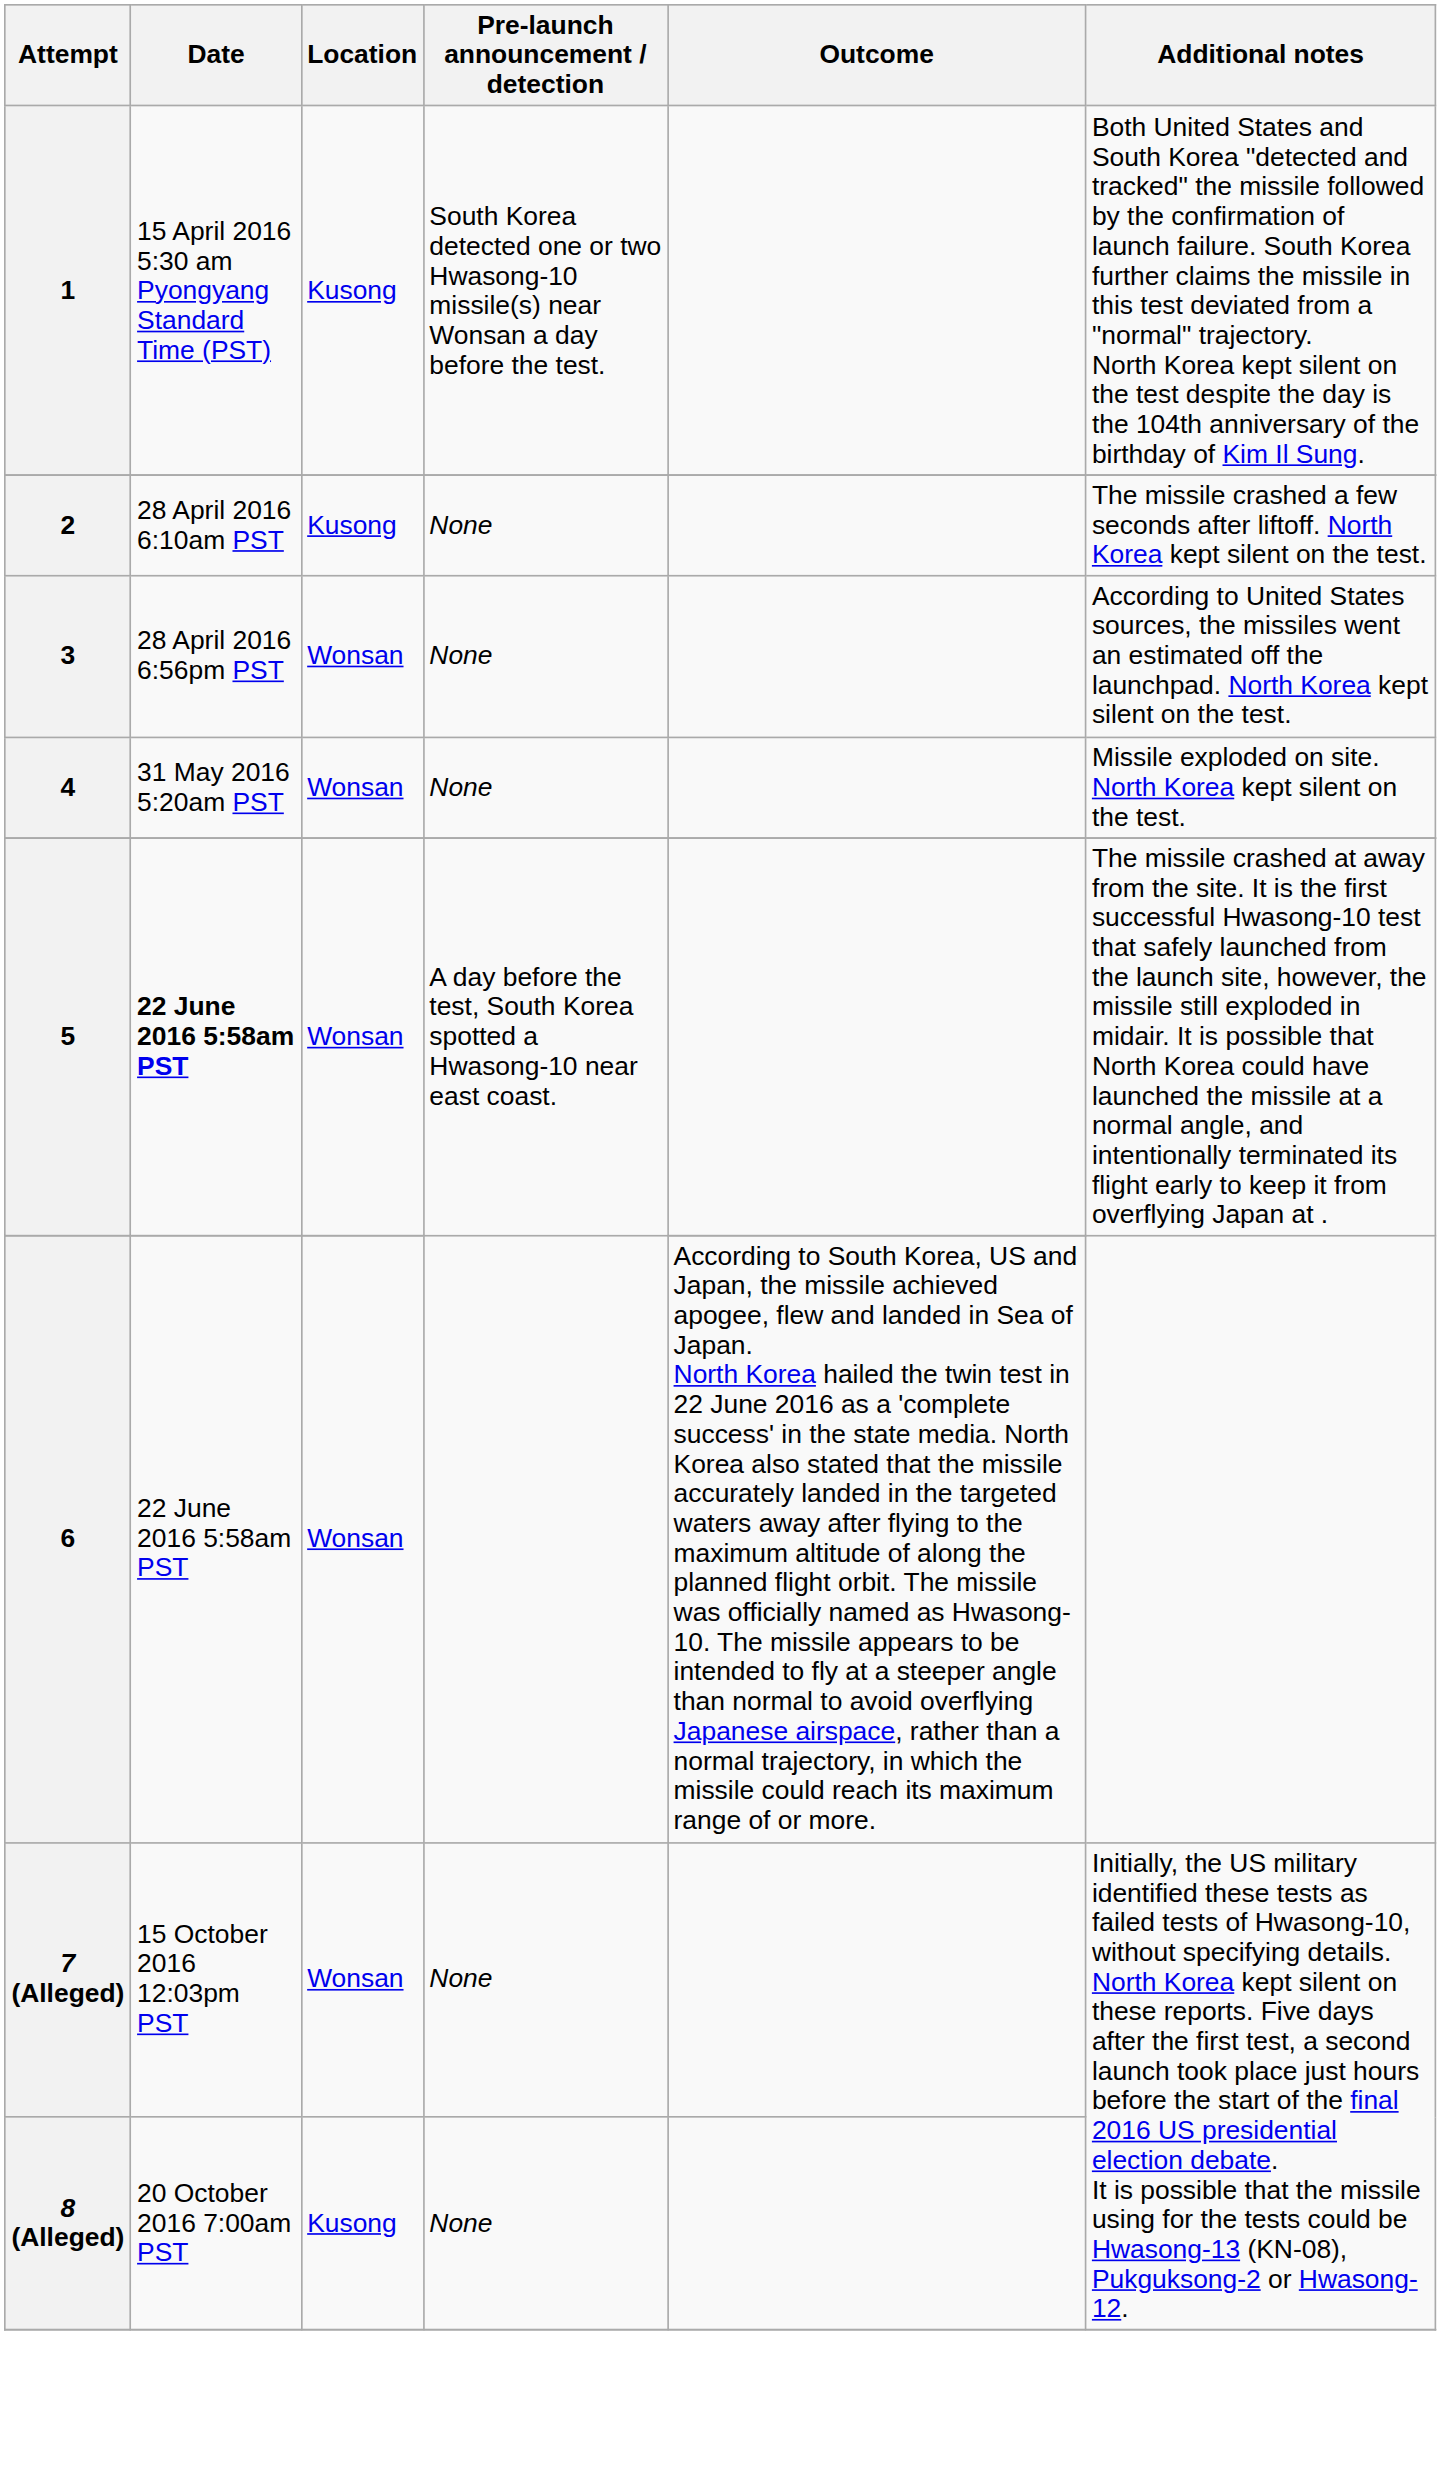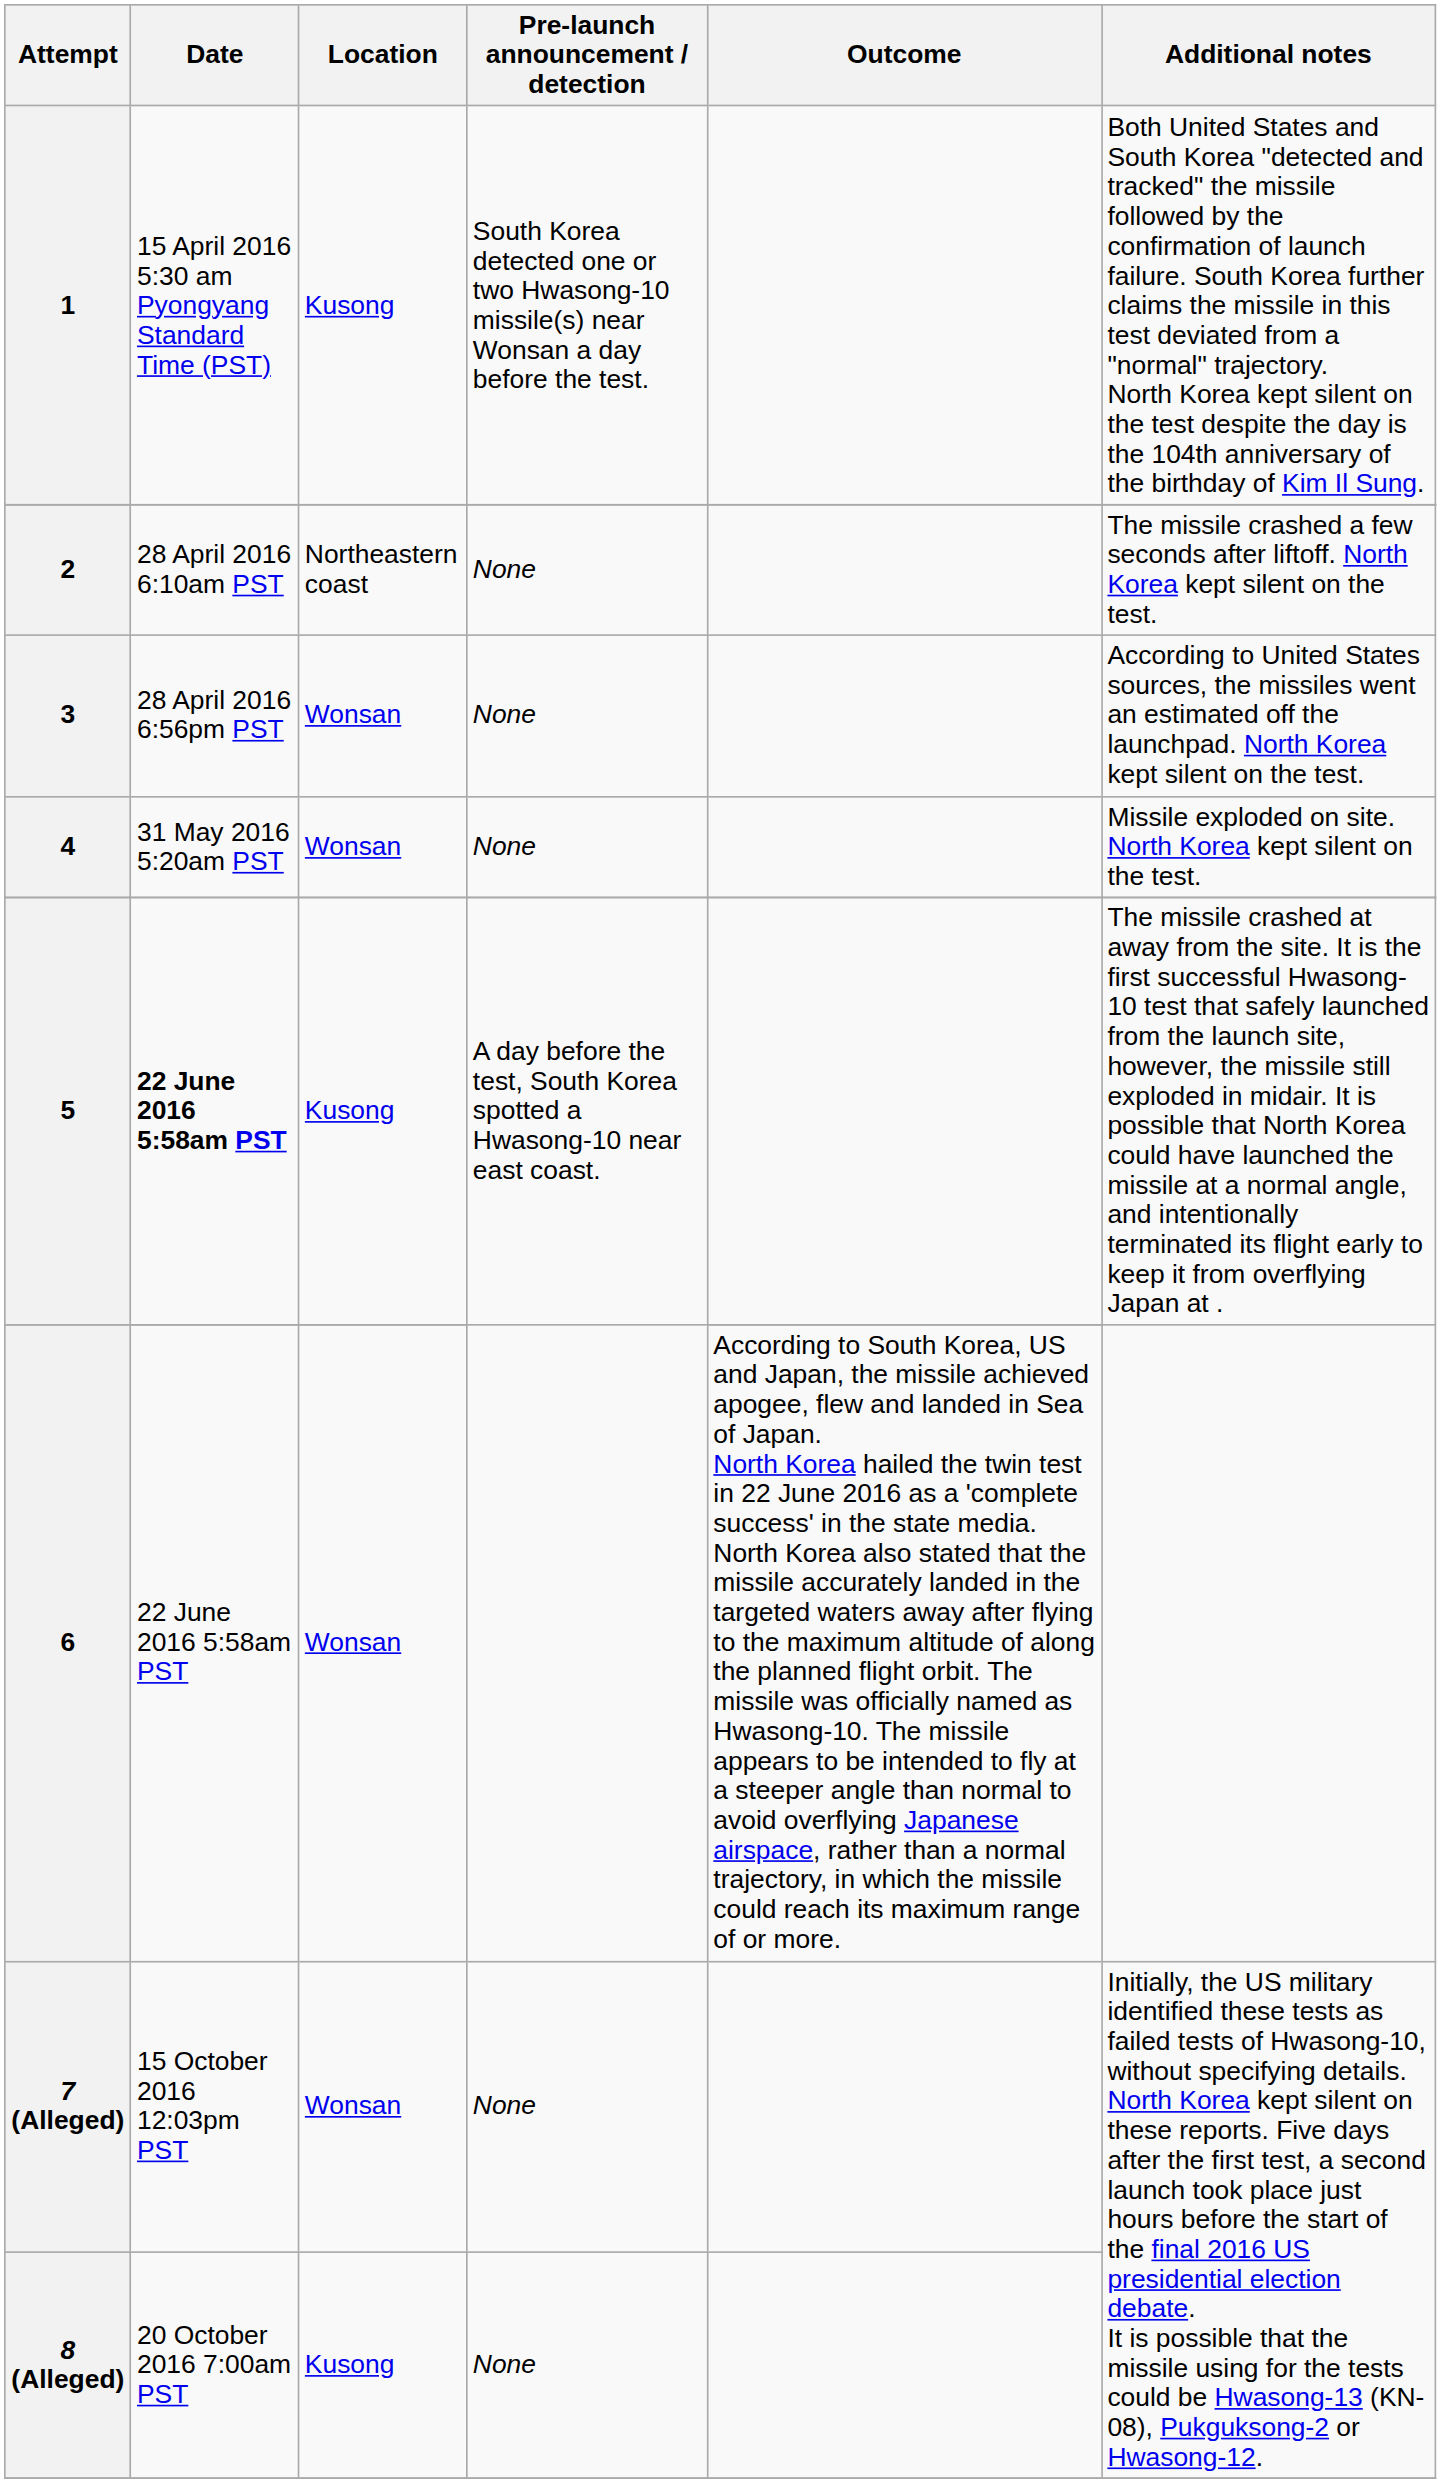(352, 524) Kusong -> (381, 569) Northeastern coast
(355, 1036) Wonsan -> (350, 1110) Kusong
